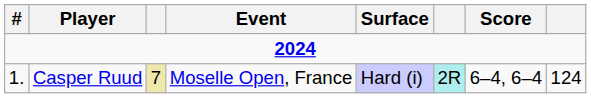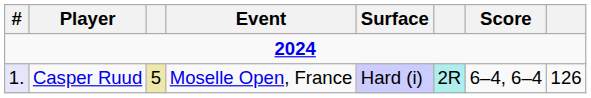(17, 78) no background -> (17, 78) lavender background
(156, 78) 7 -> (156, 78) 5
(566, 78) 124 -> (566, 78) 126
